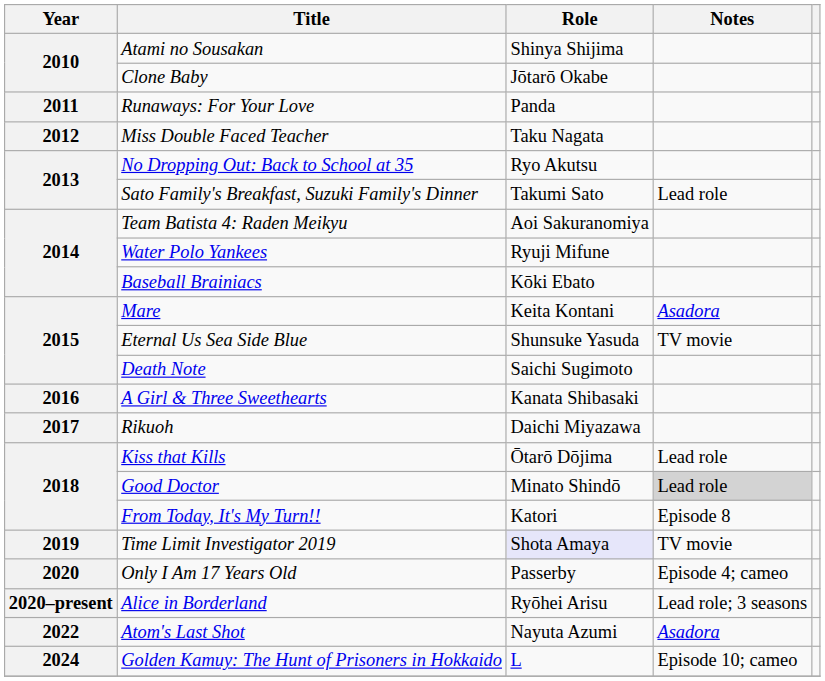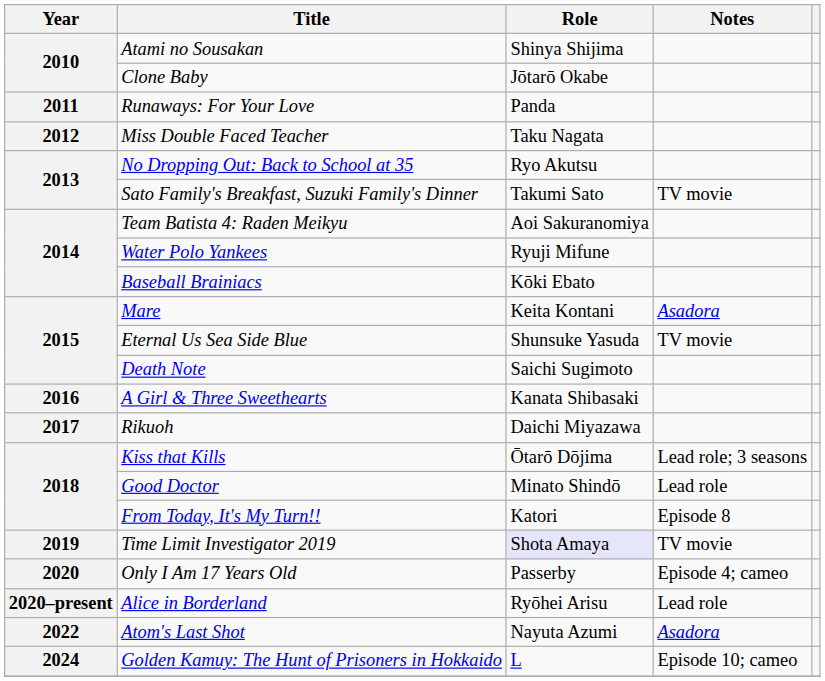(692, 194) Lead role -> (695, 194) TV movie
(692, 456) Lead role -> (732, 456) Lead role; 3 seasons
(692, 485) lightgrey background -> (692, 485) no background
(732, 602) Lead role; 3 seasons -> (692, 602) Lead role
